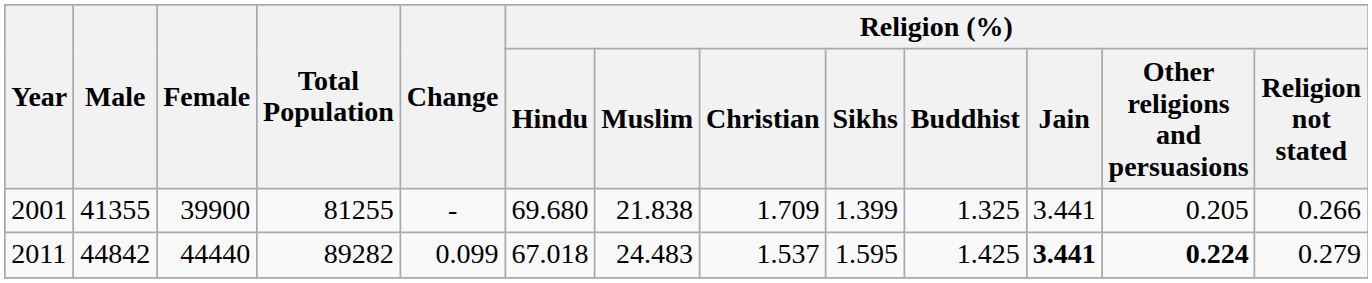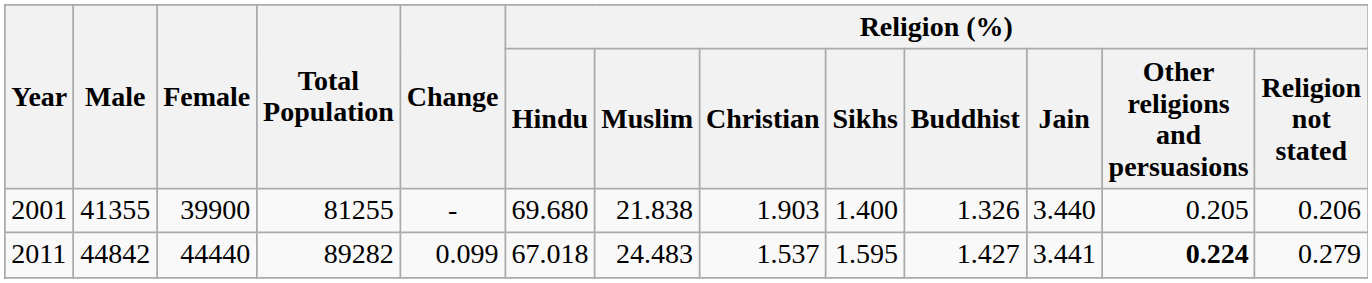(788, 210) 1.709 -> (788, 210) 1.903
(866, 210) 1.399 -> (866, 210) 1.400
(988, 210) 1.325 -> (988, 210) 1.326
(1064, 210) 3.441 -> (1064, 210) 3.440
(1330, 210) 0.266 -> (1330, 210) 0.206
(988, 254) 1.425 -> (988, 254) 1.427
(1064, 254) bold -> (1064, 254) normal
